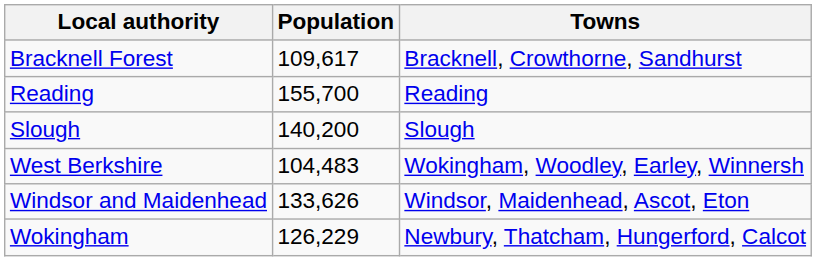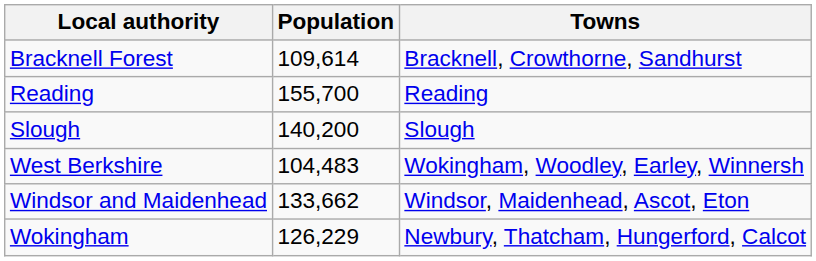(318, 58) 109,617 -> (318, 58) 109,614
(318, 201) 133,626 -> (318, 201) 133,662
